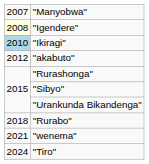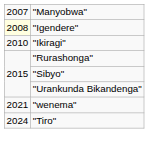(17, 43) lightblue background -> (17, 43) no background
- row: (54, 58)
- row: (52, 120)
